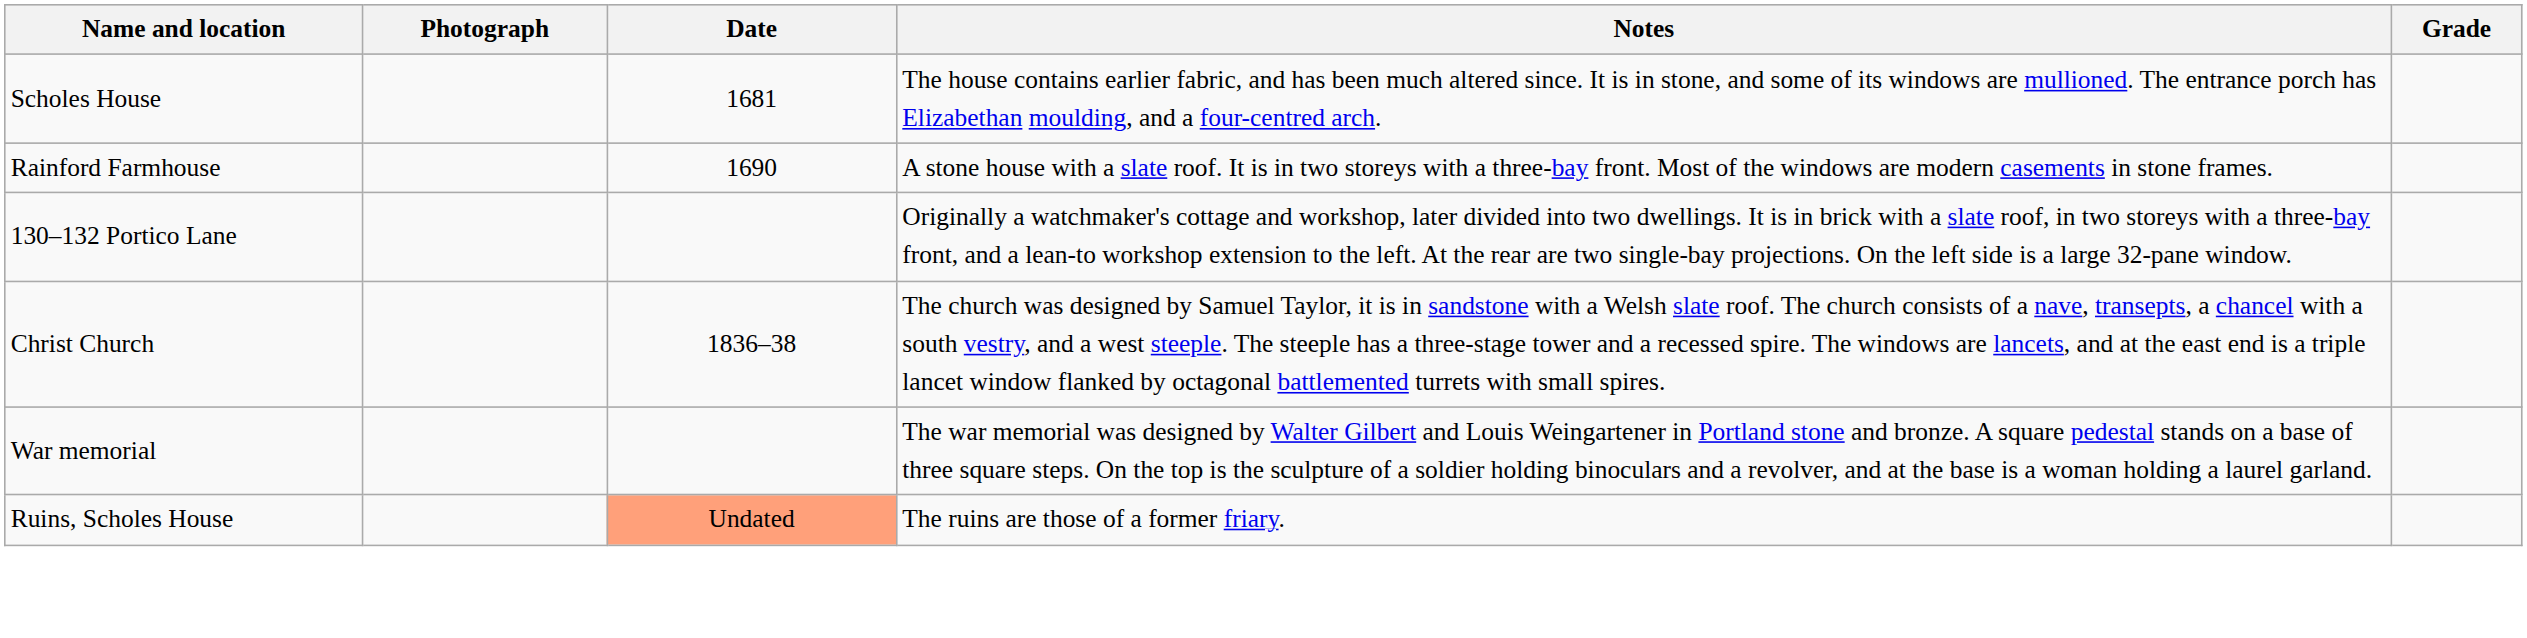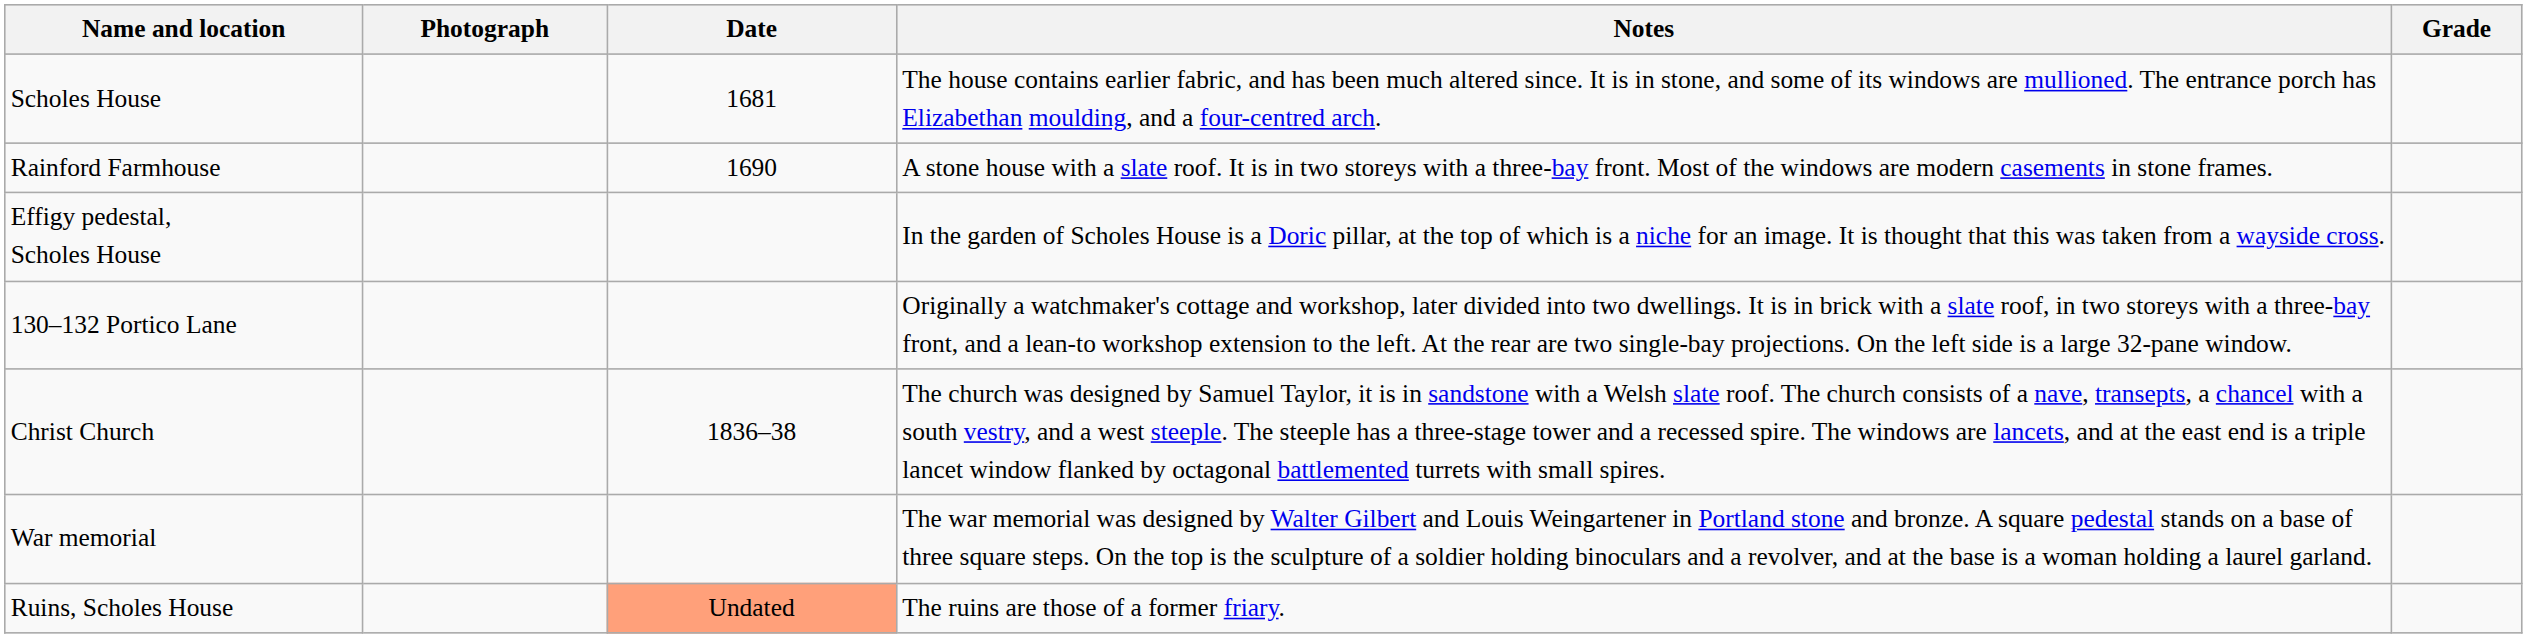+ row: (91, 236)
